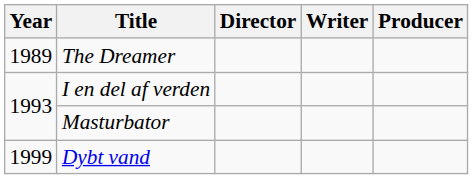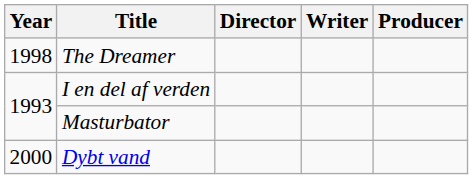(31, 55) 1989 -> (31, 55) 1998
(31, 156) 1999 -> (31, 156) 2000
